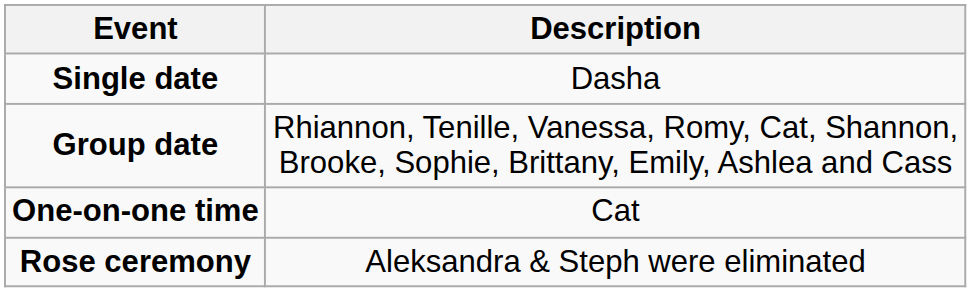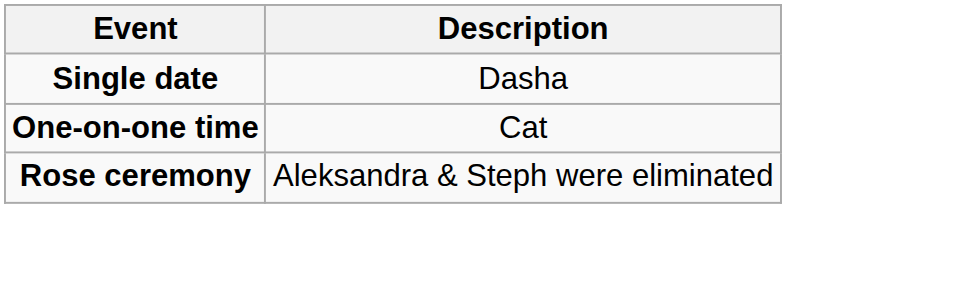- row: (135, 145)
